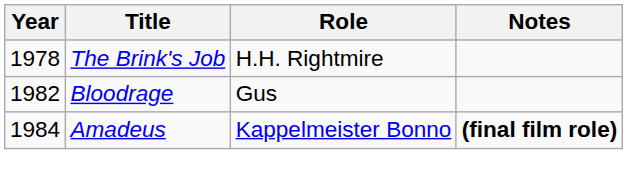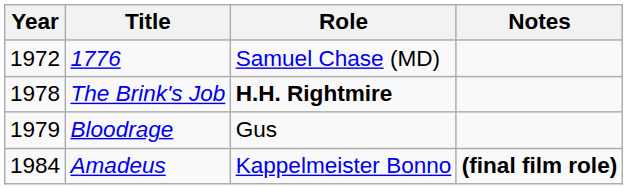+ row: (96, 58)
(310, 58) normal -> (314, 93) bold
(35, 93) 1982 -> (35, 129) 1979
